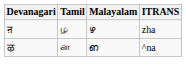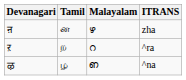(64, 28) ழ -> (65, 28) ன
+ row: (148, 47)
(65, 46) ன -> (64, 65) ழ
